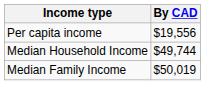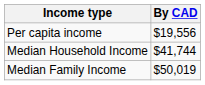(175, 51) $49,744 -> (175, 51) $41,744
